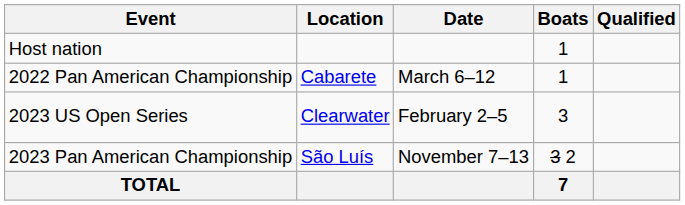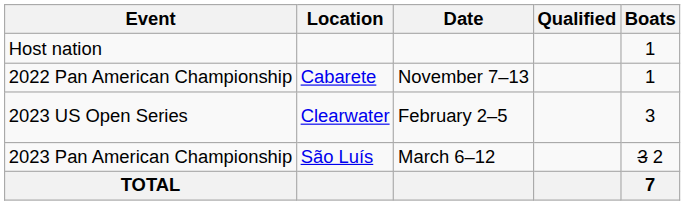columns swapped: (563, 19) <-> (636, 19)
(447, 77) March 6–12 -> (464, 77) November 7–13
(464, 156) November 7–13 -> (447, 156) March 6–12
